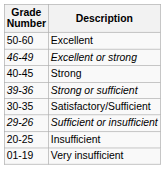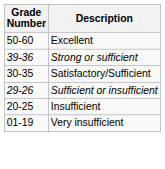- row: (94, 57)
- row: (66, 73)
